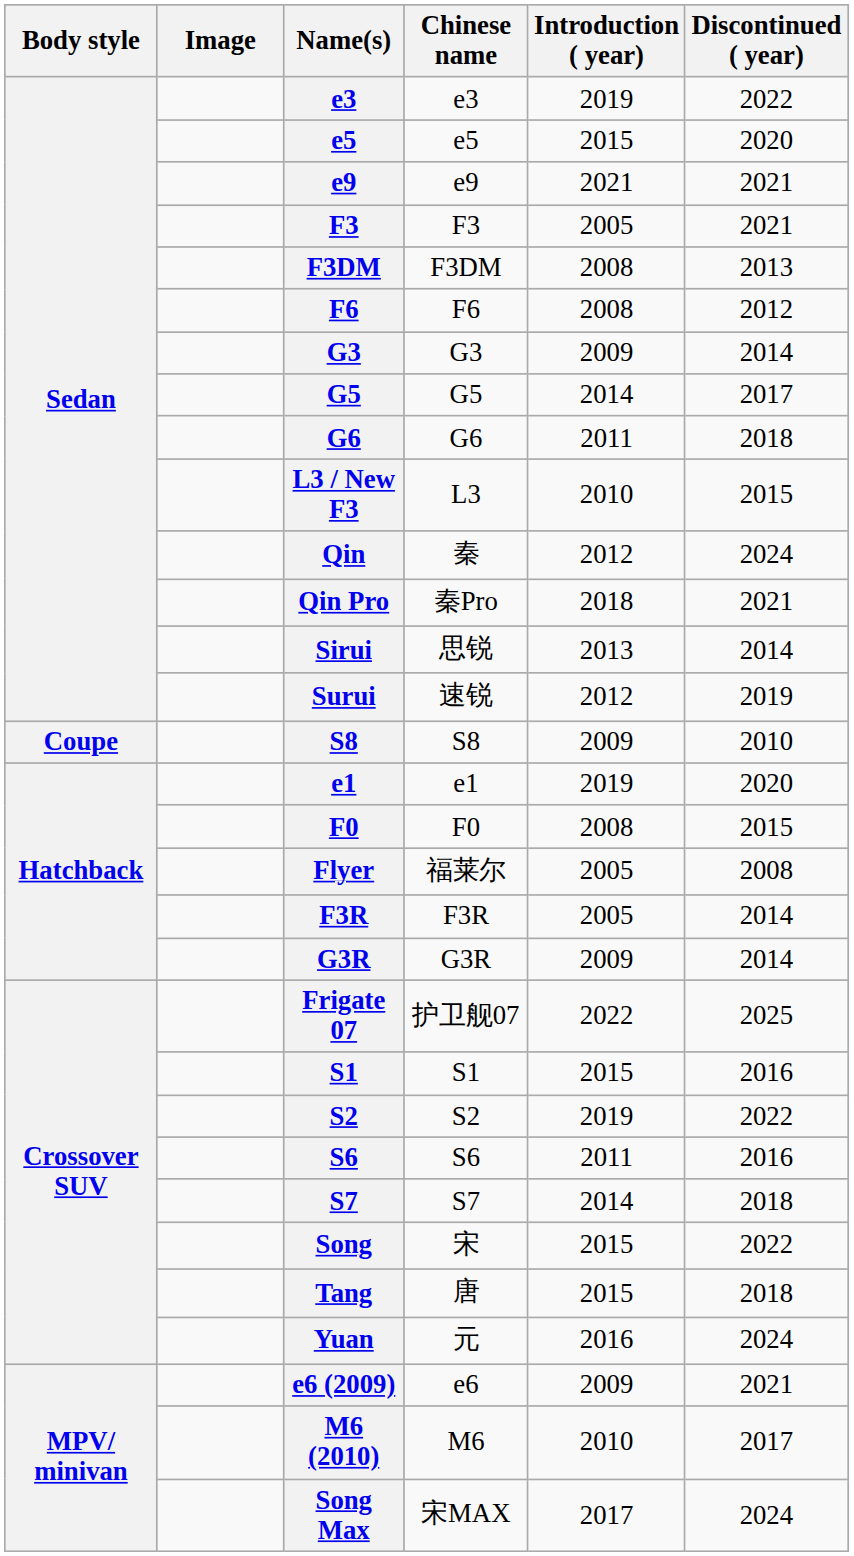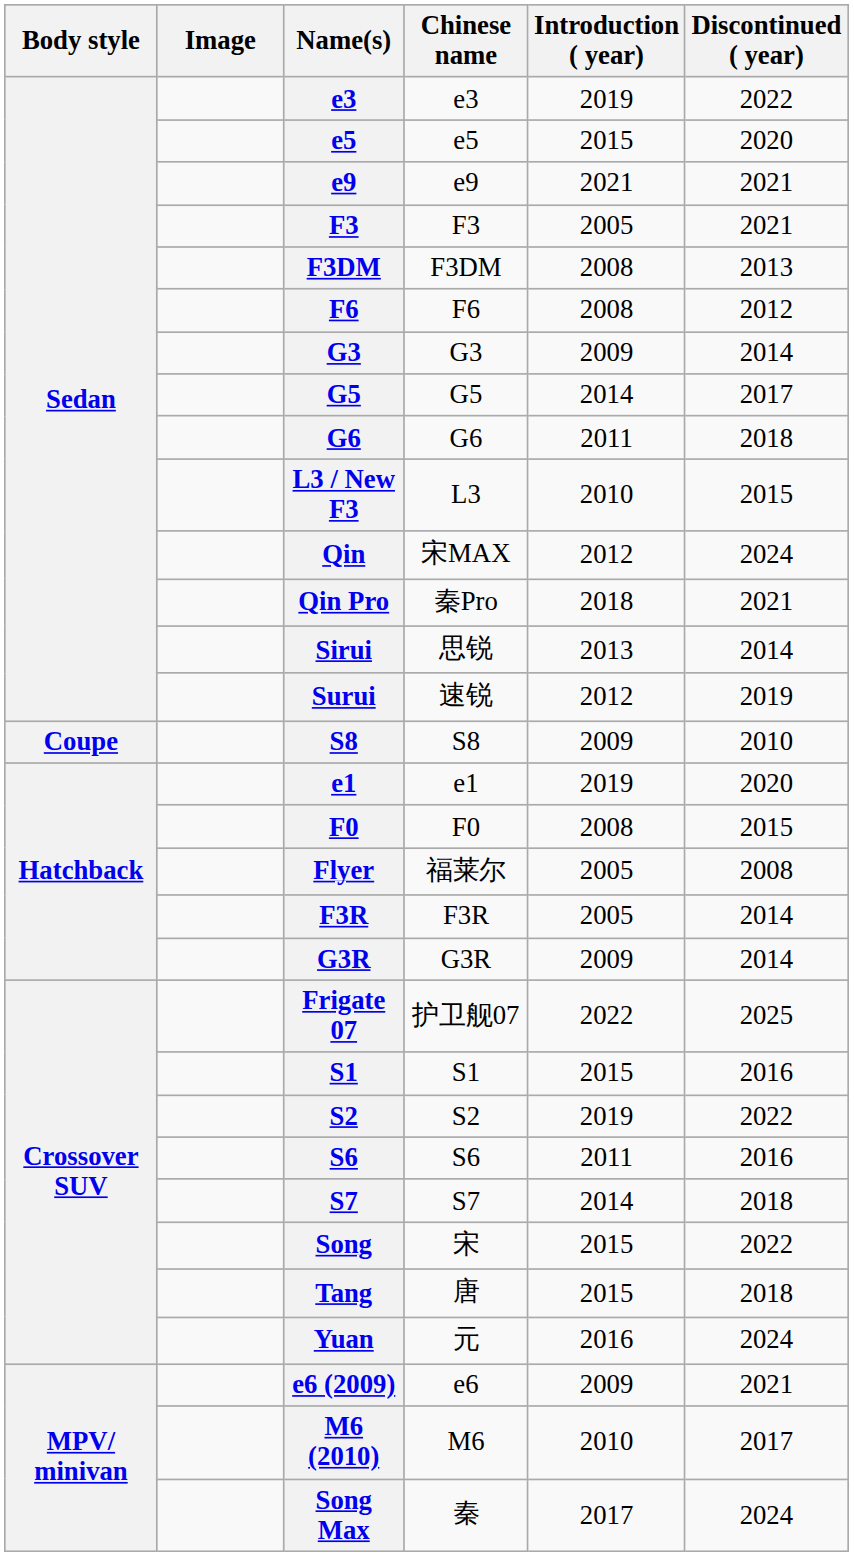(466, 553) 秦 -> (466, 553) 宋MAX
(466, 1513) 宋MAX -> (466, 1513) 秦
